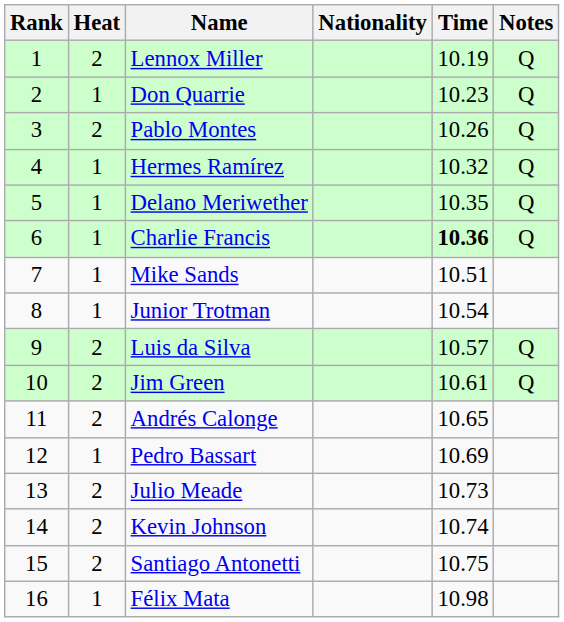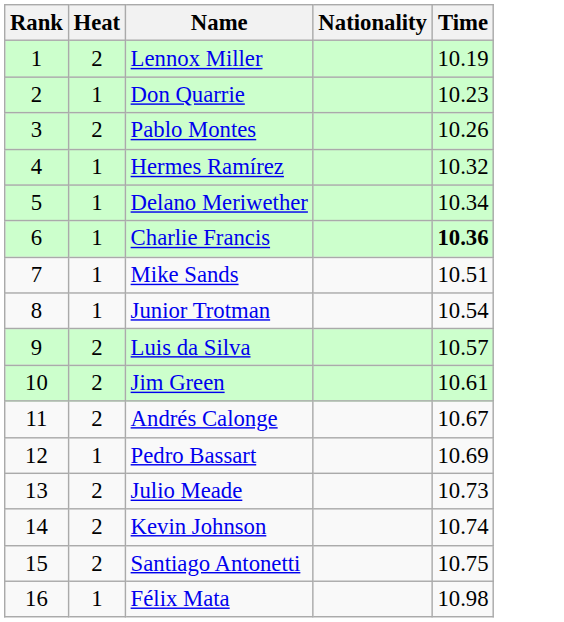- column: (526, 22)
(463, 202) 10.35 -> (463, 202) 10.34
(463, 418) 10.65 -> (463, 418) 10.67
